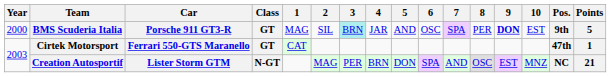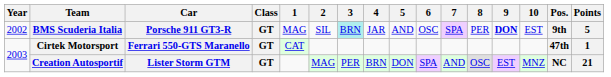(17, 30) 2000 -> (17, 30) 2002
(267, 63) N-GT -> (266, 63) GT
